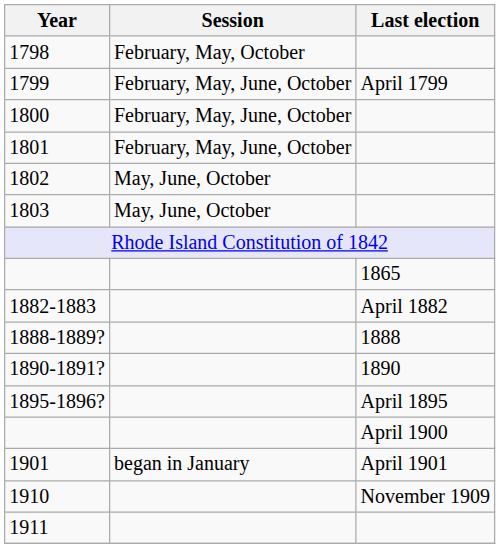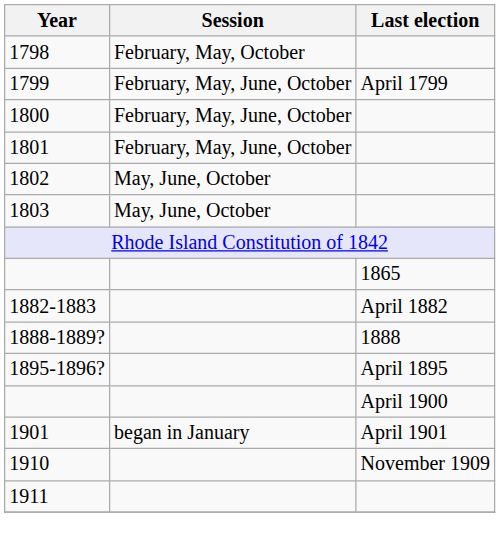- row: (57, 369)
